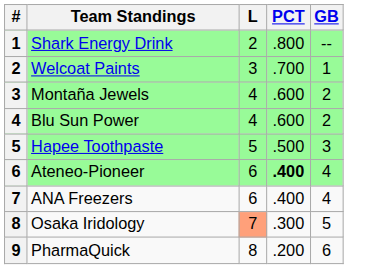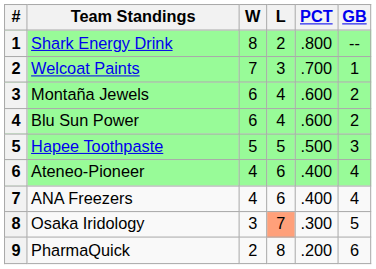+ column: (253, 17)
(288, 172) bold -> (316, 172) normal
